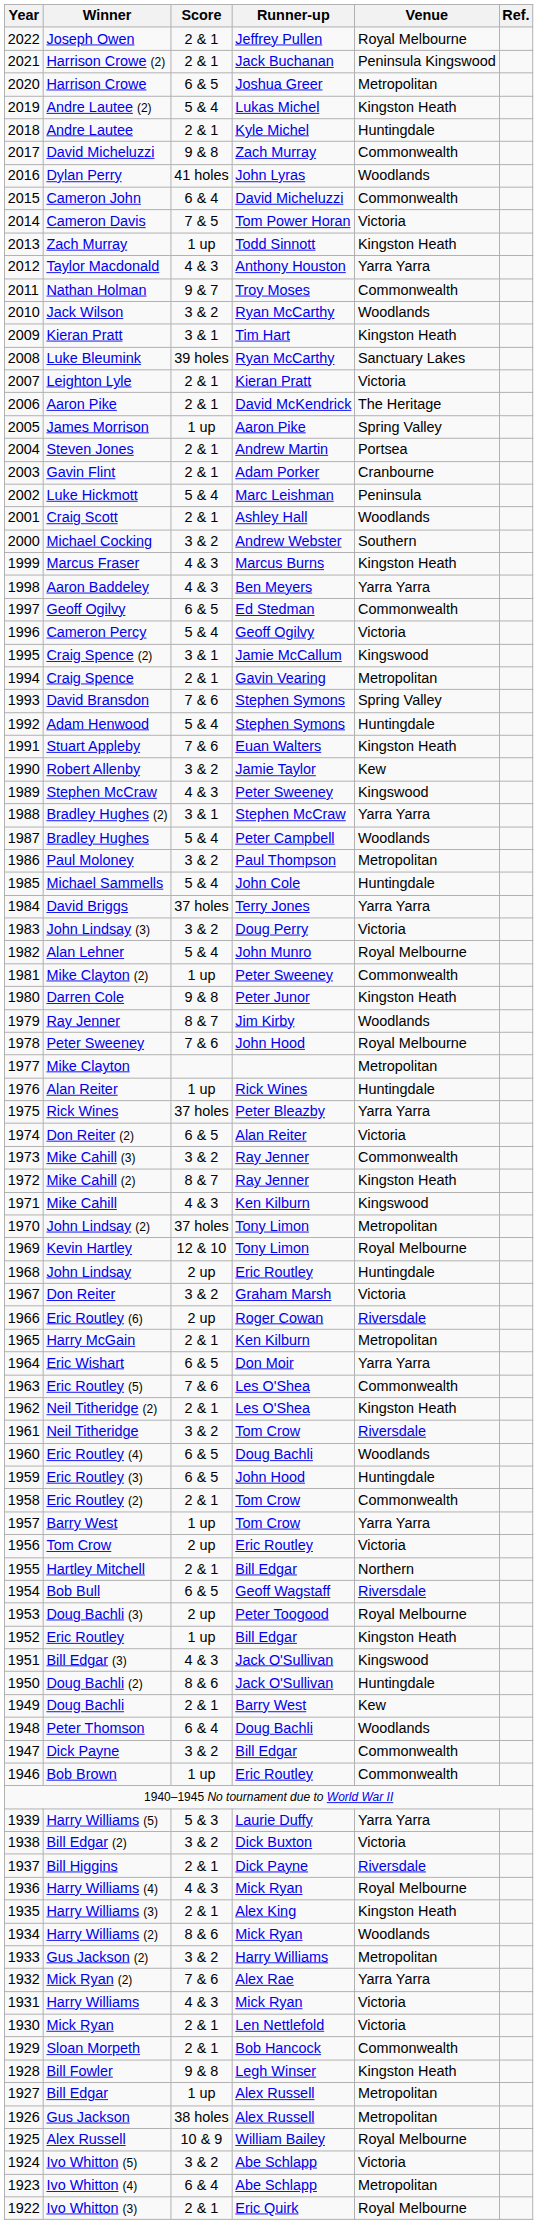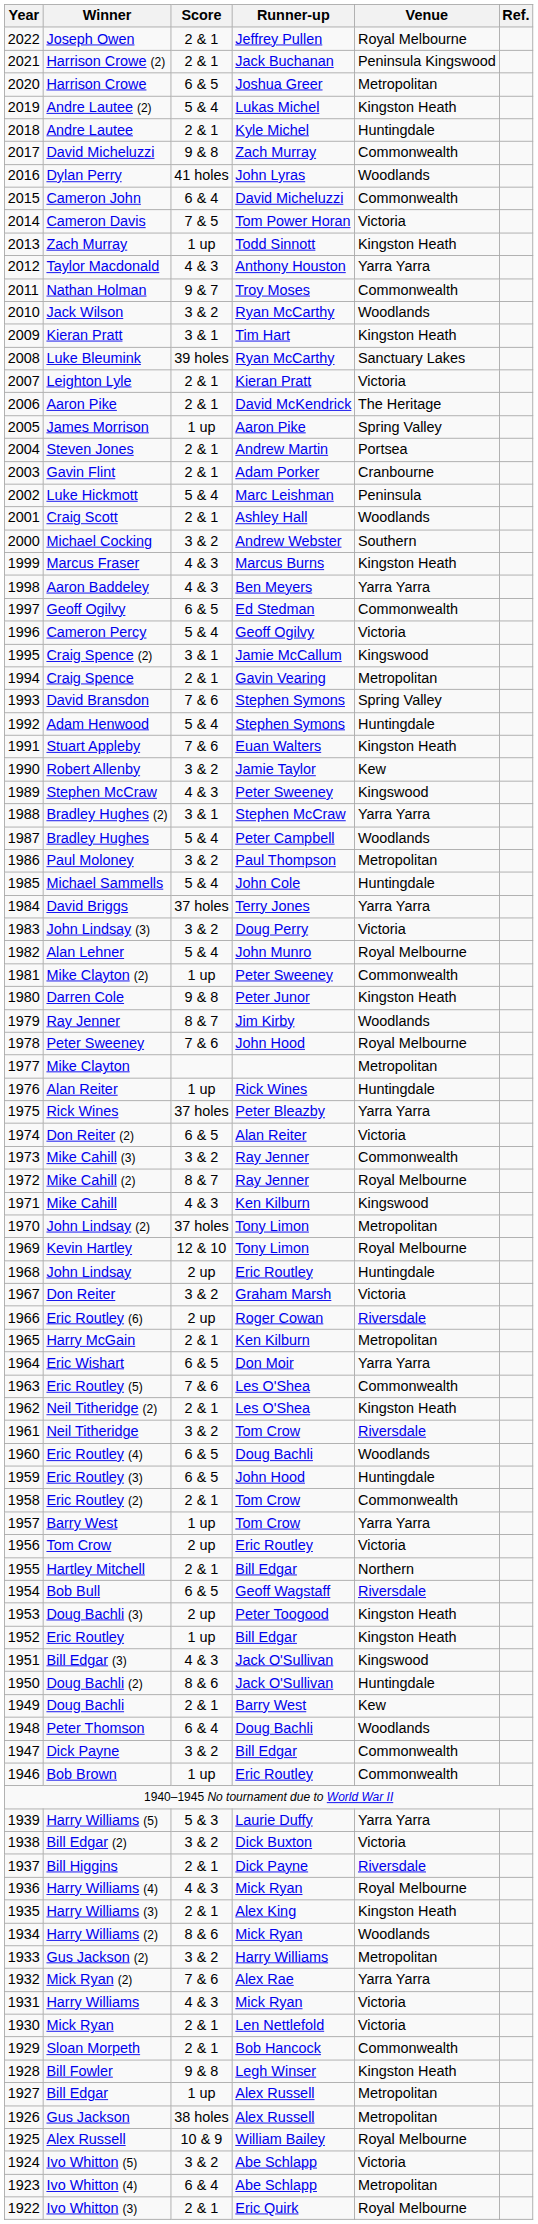(407, 1180) Kingston Heath -> (412, 1180) Royal Melbourne
(412, 1614) Royal Melbourne -> (407, 1614) Kingston Heath
